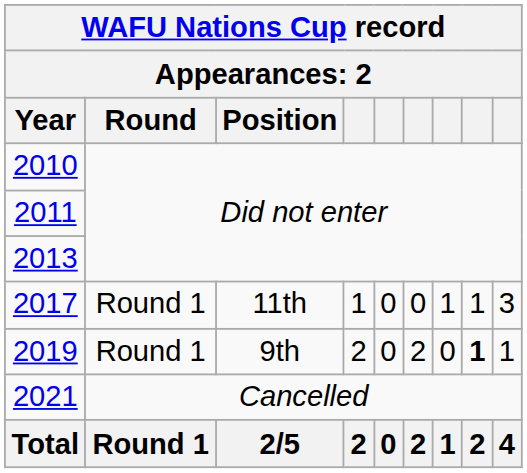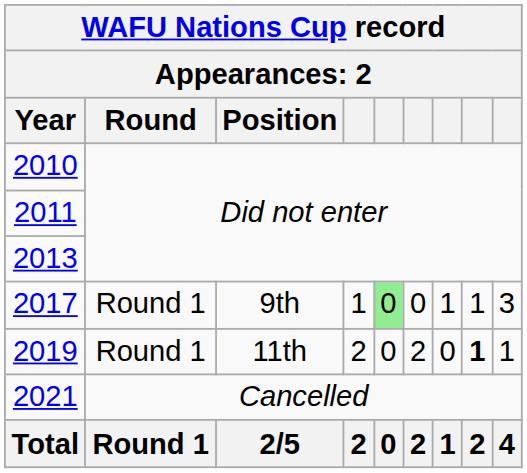(280, 304) 11th -> (280, 304) 9th
(388, 304) no background -> (388, 304) lightgreen background
(280, 350) 9th -> (280, 350) 11th
